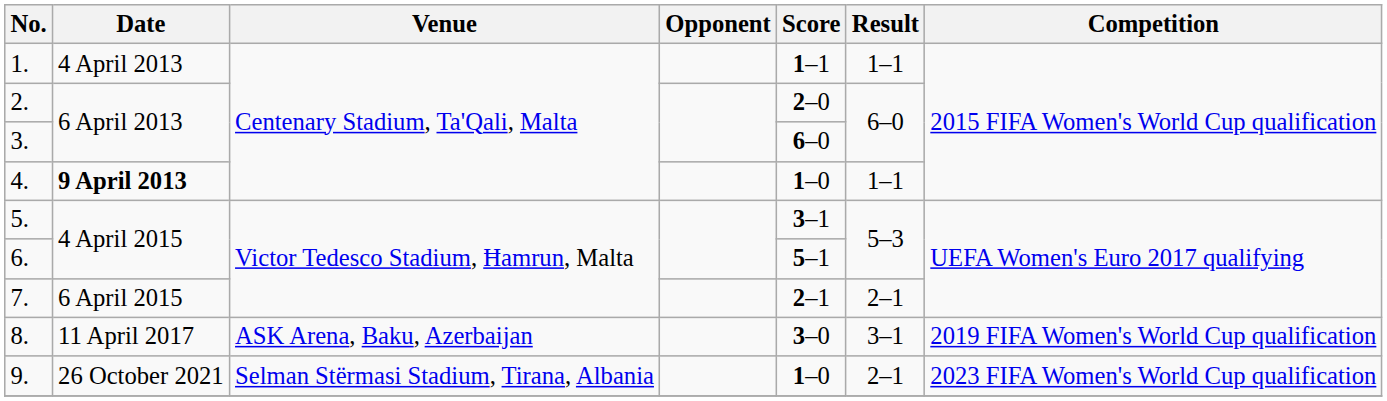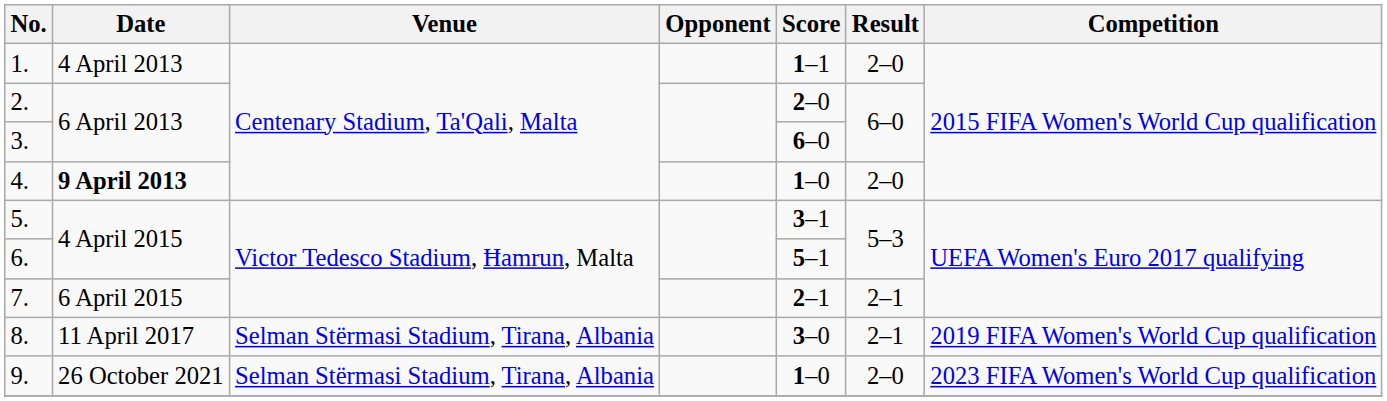(885, 63) 1–1 -> (885, 63) 2–0
(885, 180) 1–1 -> (885, 180) 2–0
(384, 336) ASK Arena, Baku, Azerbaijan -> (445, 336) Selman Stërmasi Stadium, Tirana, Albania
(885, 336) 3–1 -> (885, 336) 2–1
(885, 375) 2–1 -> (885, 375) 2–0
